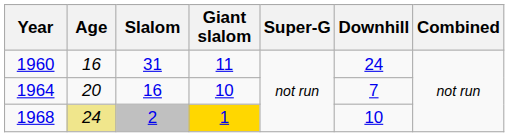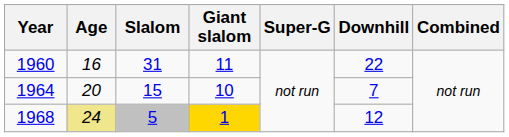(374, 63) 24 -> (374, 63) 22
(152, 90) 16 -> (152, 90) 15
(152, 117) 2 -> (152, 117) 5
(374, 117) 10 -> (374, 117) 12
